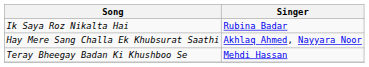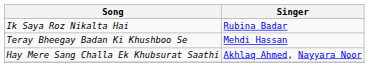rows swapped: (97, 55) <-> (113, 40)
